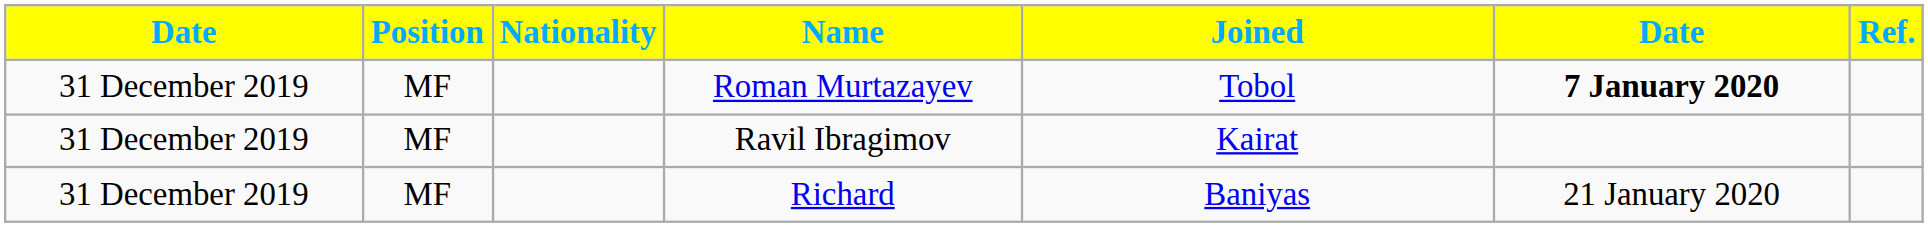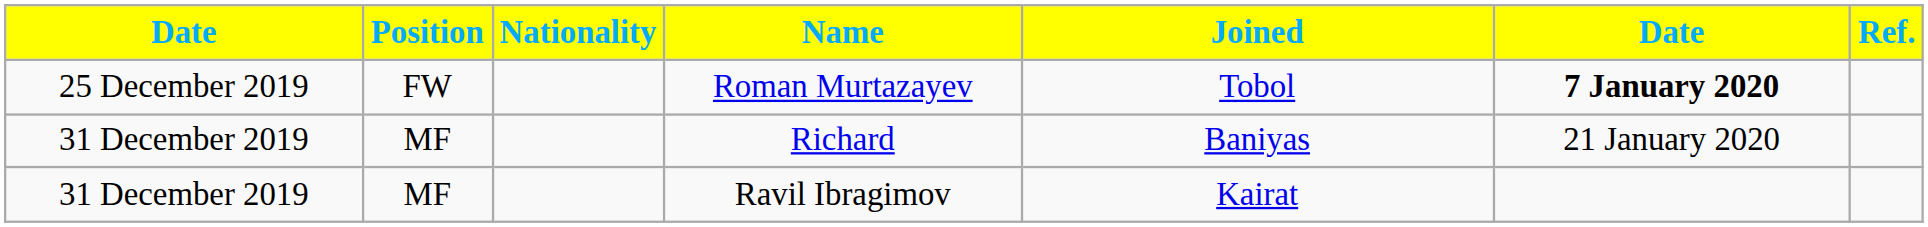(184, 86) 31 December 2019 -> (184, 86) 25 December 2019
(427, 86) MF -> (427, 86) FW
rows swapped: (843, 194) <-> (843, 140)
